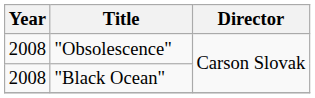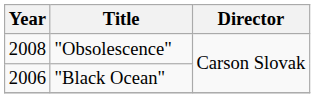(27, 78) 2008 -> (27, 78) 2006
